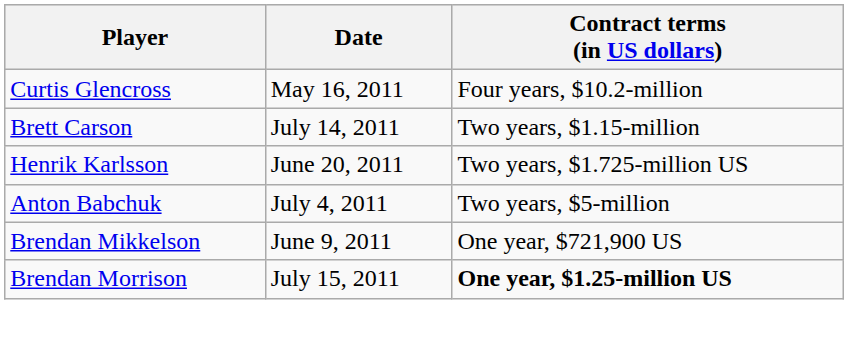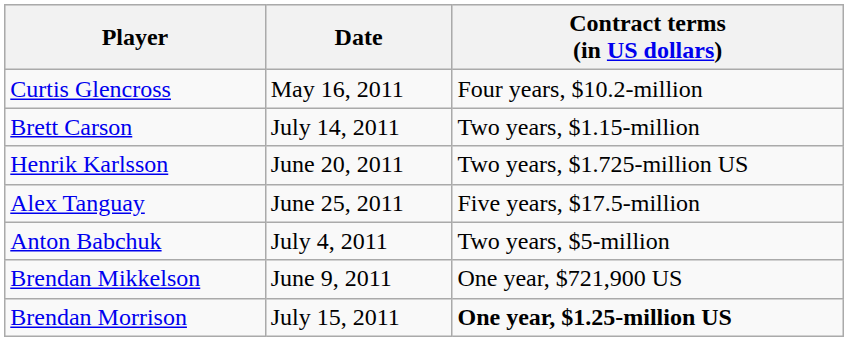+ row: (78, 202)
